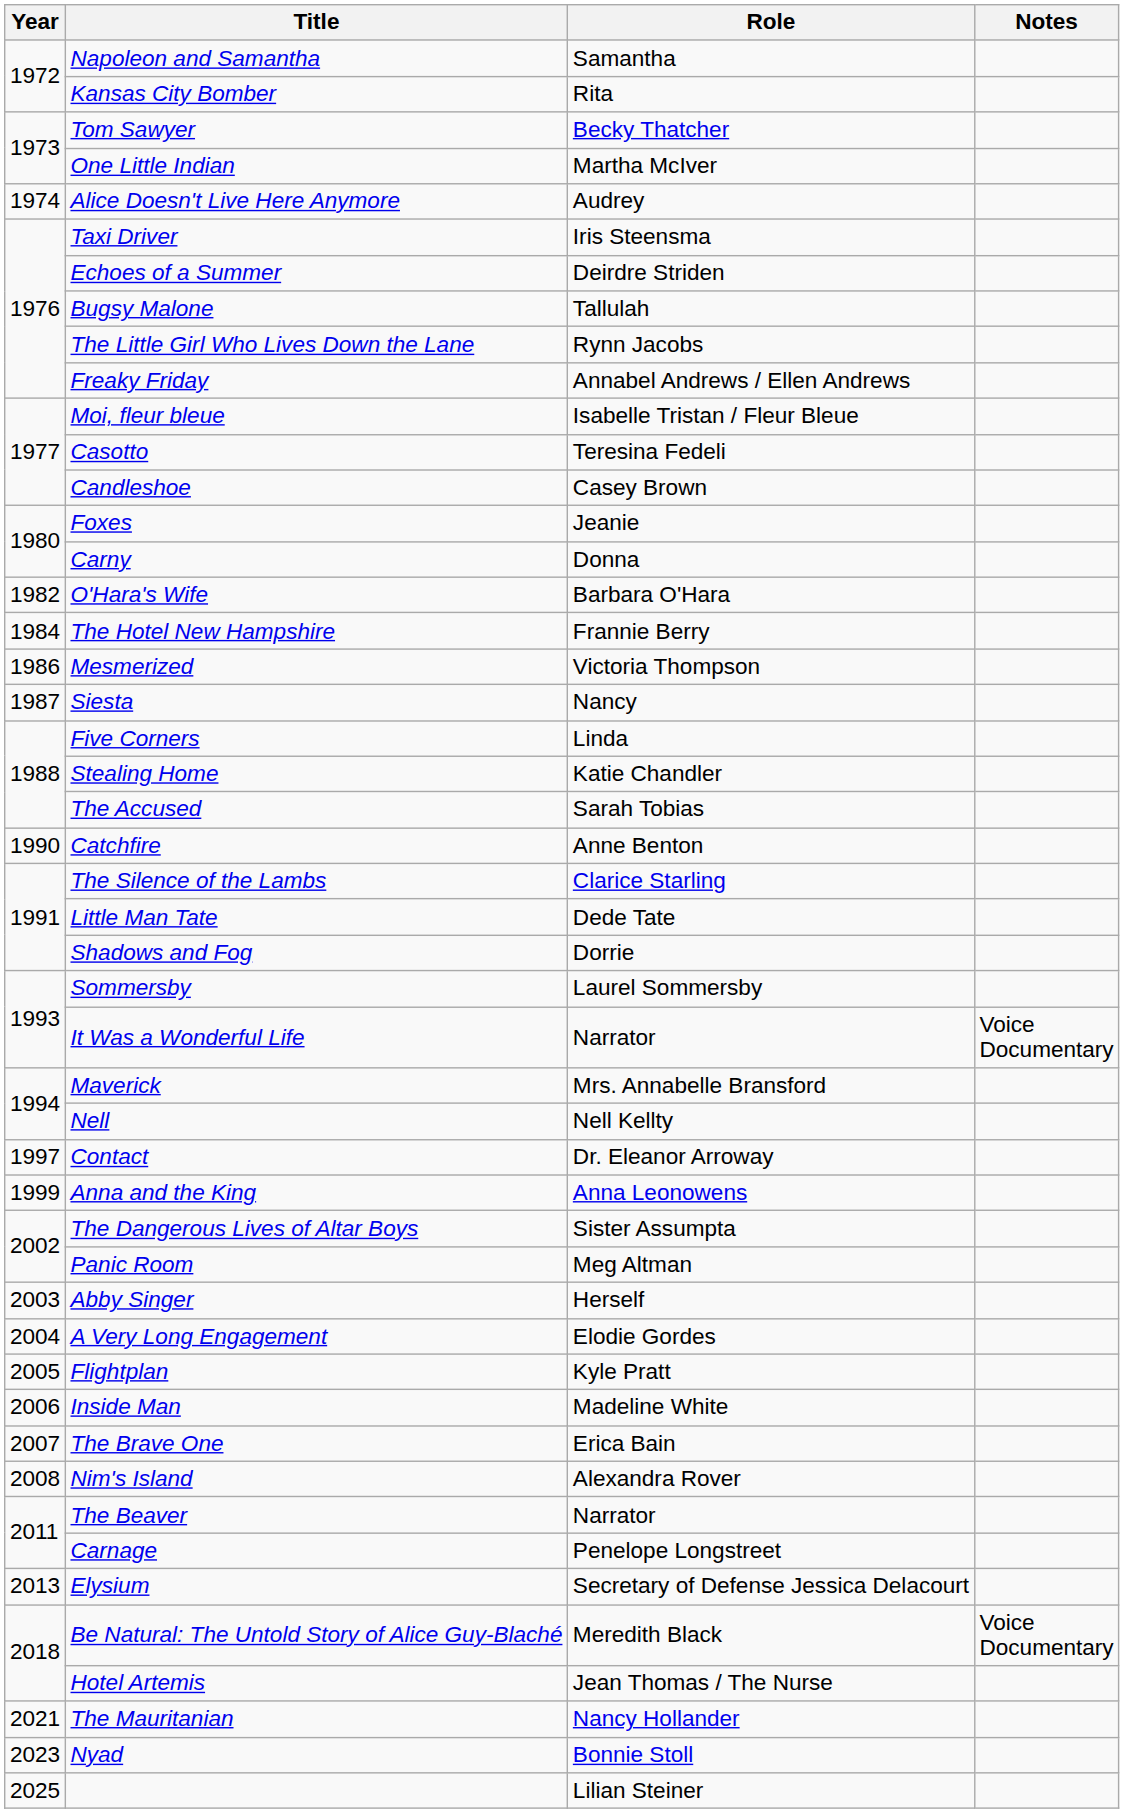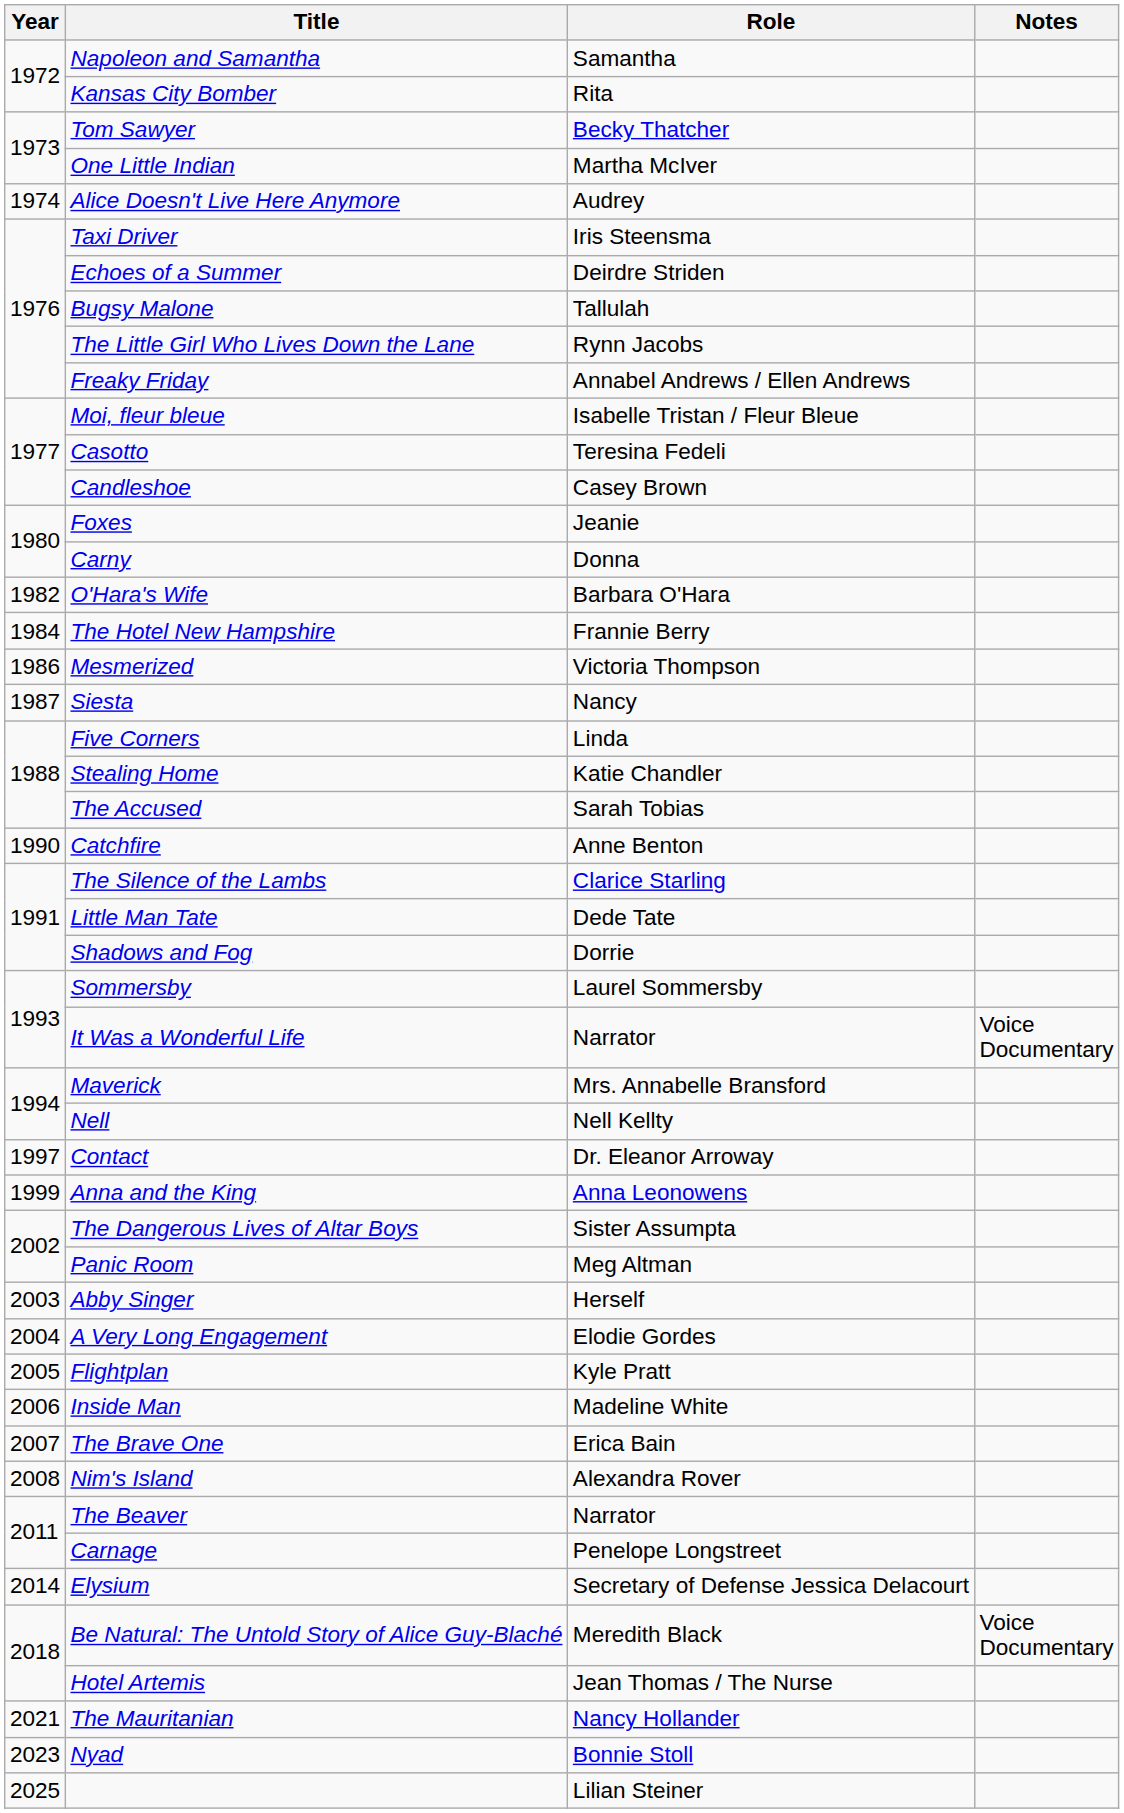(35, 1586) 2013 -> (35, 1586) 2014
